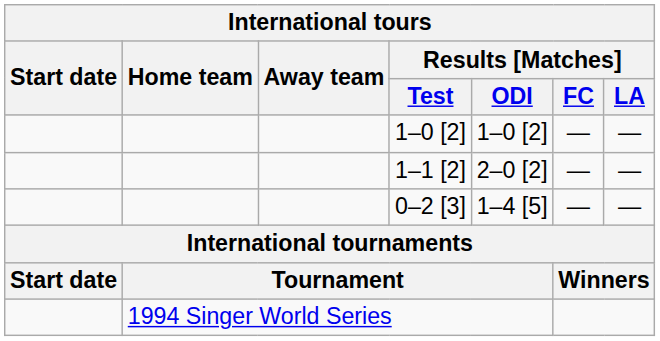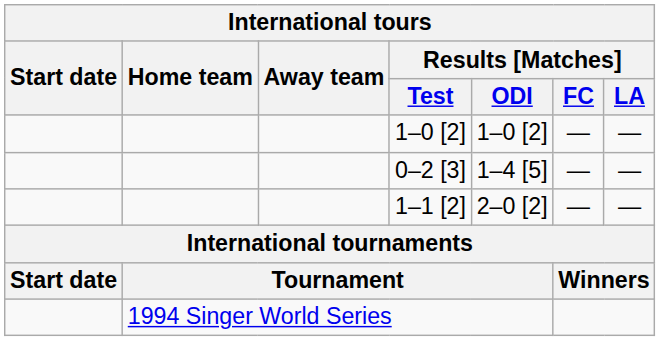rows swapped: (431, 170) <-> (431, 206)
